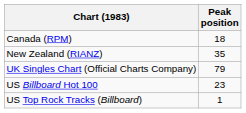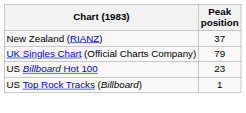- row: (39, 38)
(220, 54) 35 -> (220, 38) 37
